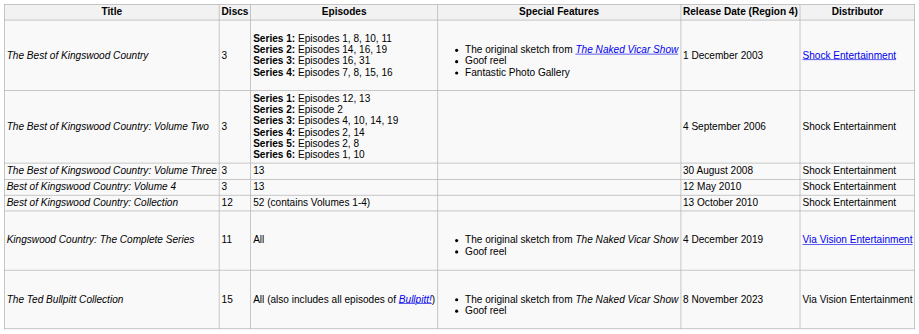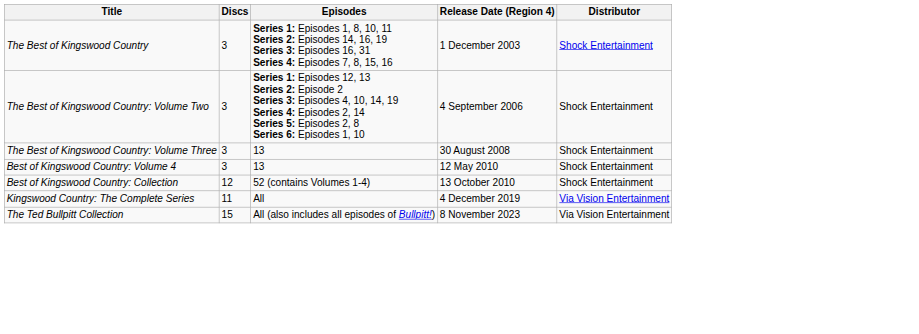- column: (559, 12)
